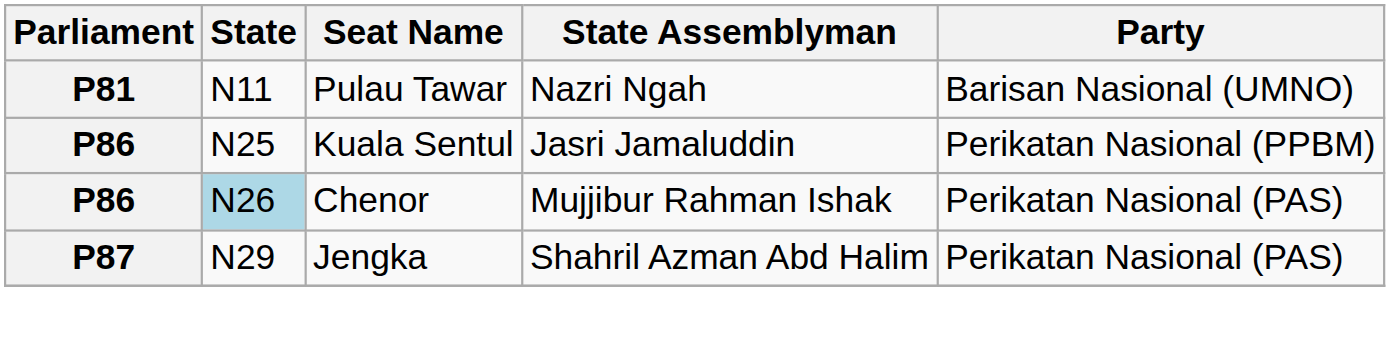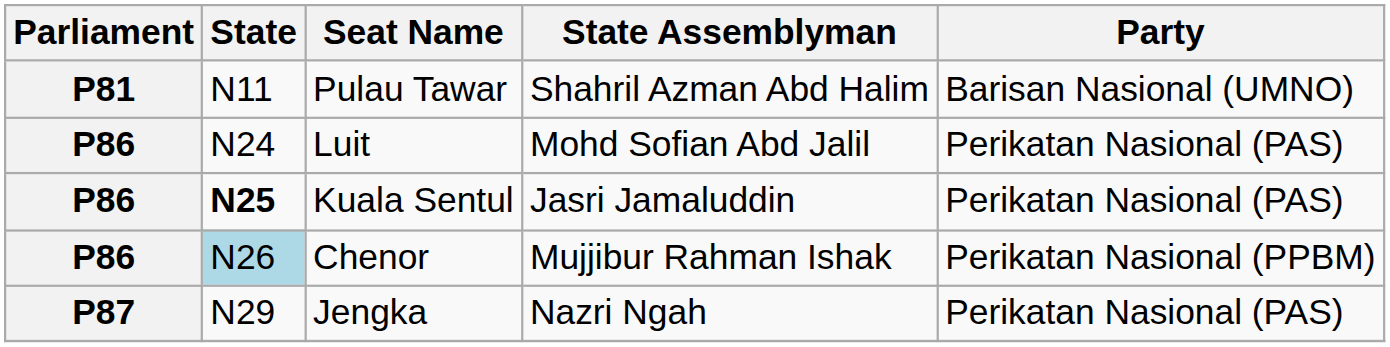(618, 88) Nazri Ngah -> (729, 88) Shahril Azman Abd Halim
+ row: (342, 144)
(243, 144) normal -> (243, 200) bold
(1160, 144) Perikatan Nasional (PPBM) -> (1144, 200) Perikatan Nasional (PAS)
(1144, 200) Perikatan Nasional (PAS) -> (1160, 256) Perikatan Nasional (PPBM)
(729, 256) Shahril Azman Abd Halim -> (618, 312) Nazri Ngah
